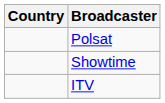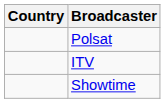rows swapped: (83, 86) <-> (103, 62)
